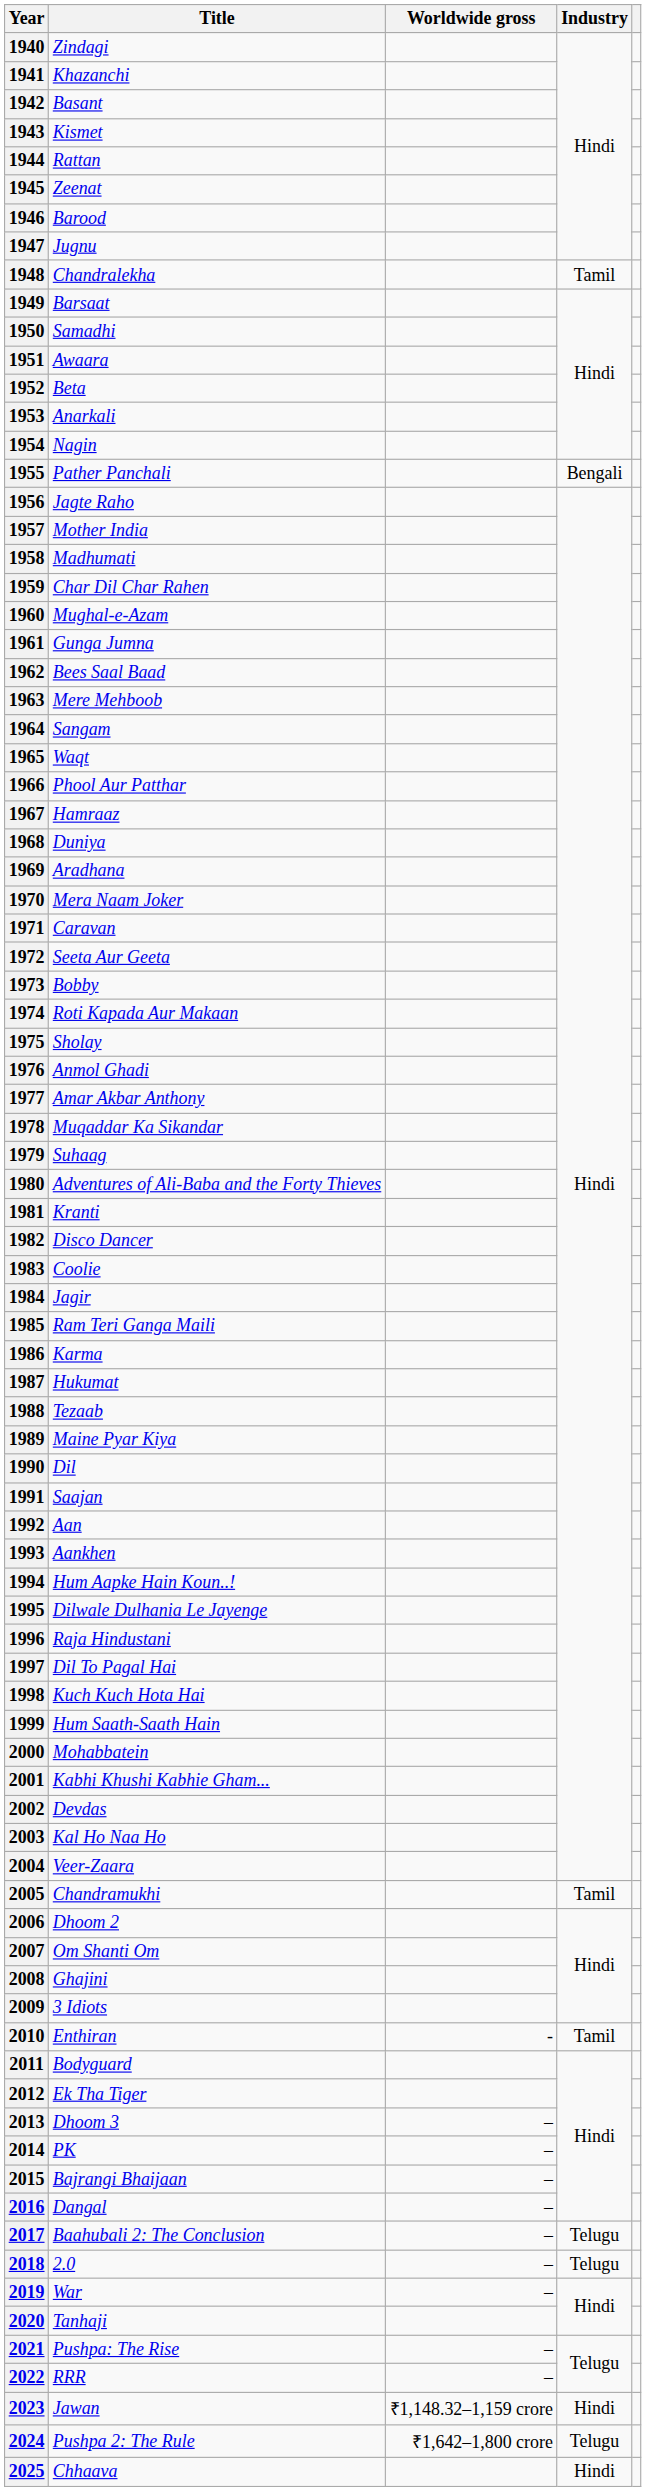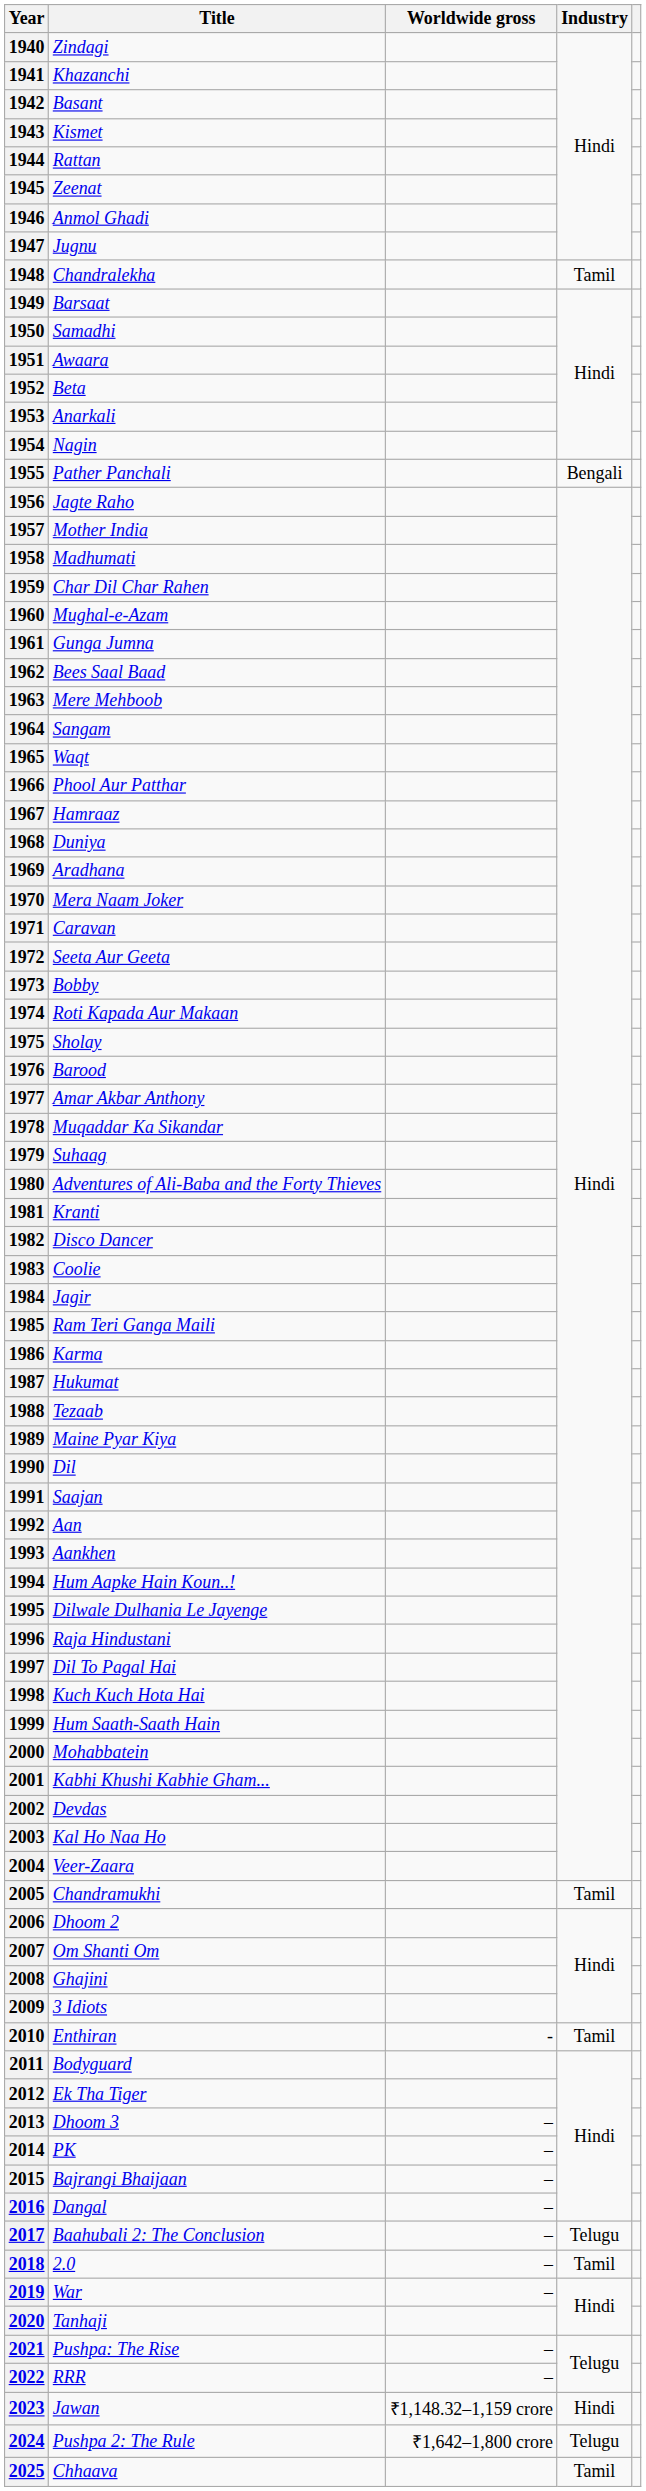(79, 217) Barood -> (101, 217) Anmol Ghadi
(101, 1070) Anmol Ghadi -> (79, 1070) Barood
(595, 2263) Telugu -> (595, 2263) Tamil
(595, 2471) Hindi -> (595, 2471) Tamil
